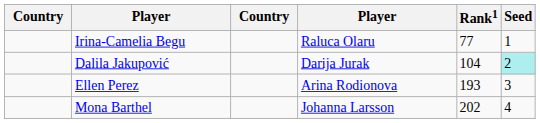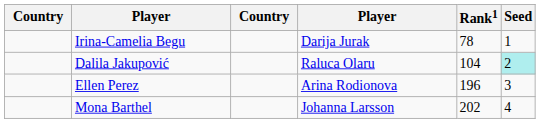(338, 41) Raluca Olaru -> (335, 41) Darija Jurak
(467, 41) 77 -> (467, 41) 78
(335, 63) Darija Jurak -> (338, 63) Raluca Olaru
(470, 85) 193 -> (470, 85) 196
